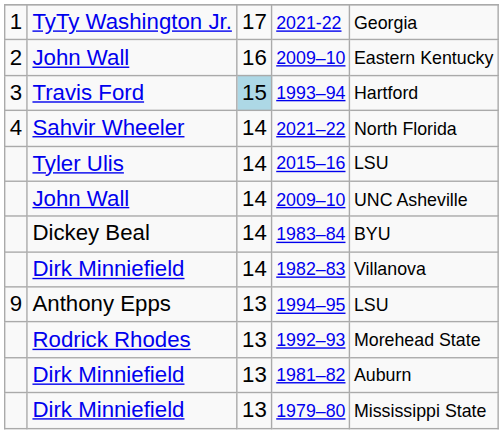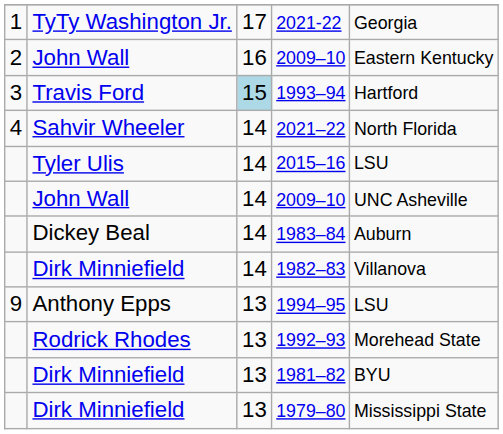(372, 234) BYU -> (383, 234) Auburn
(383, 375) Auburn -> (372, 375) BYU
